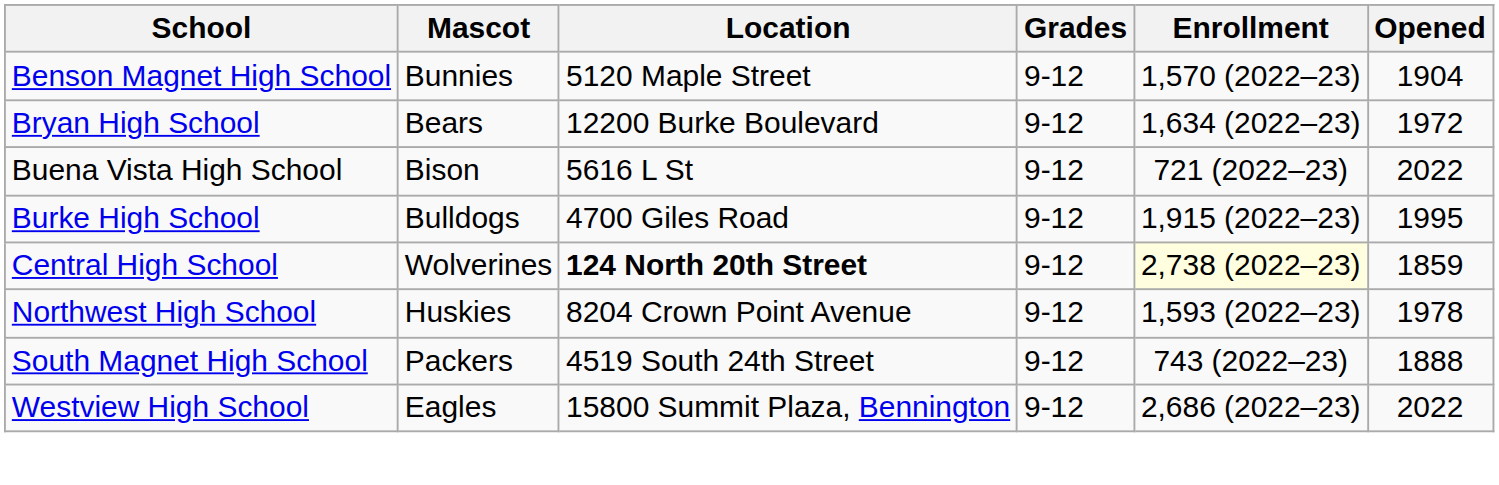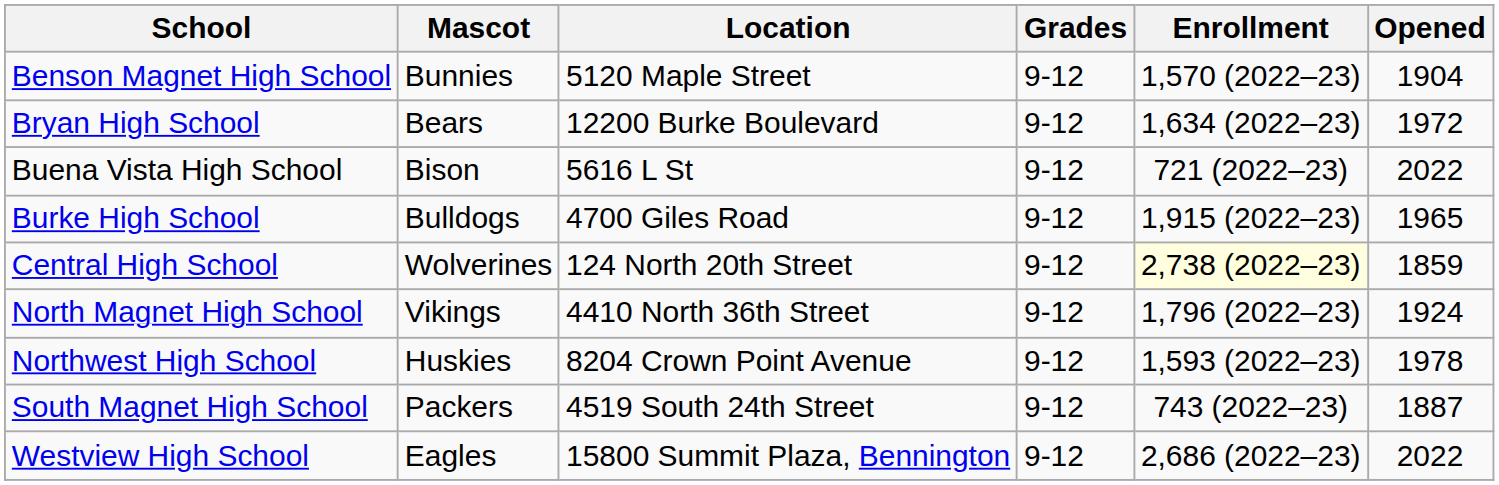(1430, 218) 1995 -> (1430, 218) 1965
(717, 265) bold -> (709, 265) normal
+ row: (187, 312)
(1430, 360) 1888 -> (1430, 407) 1887
